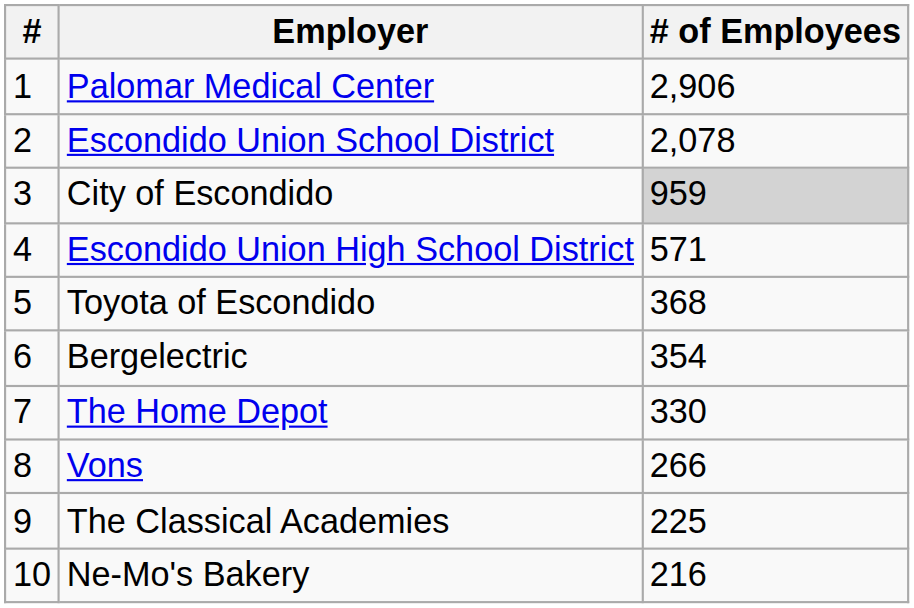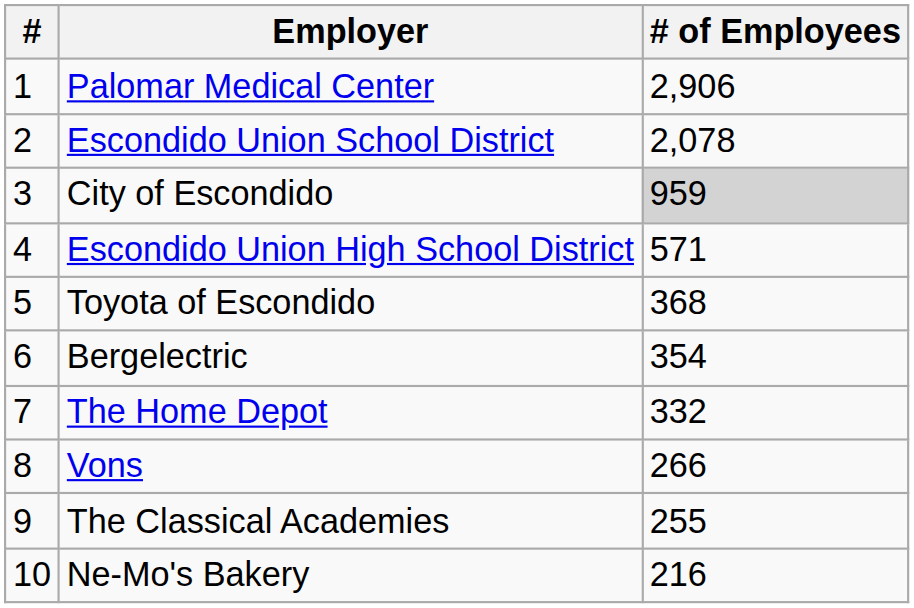(678, 411) 330 -> (678, 411) 332
(678, 520) 225 -> (678, 520) 255
